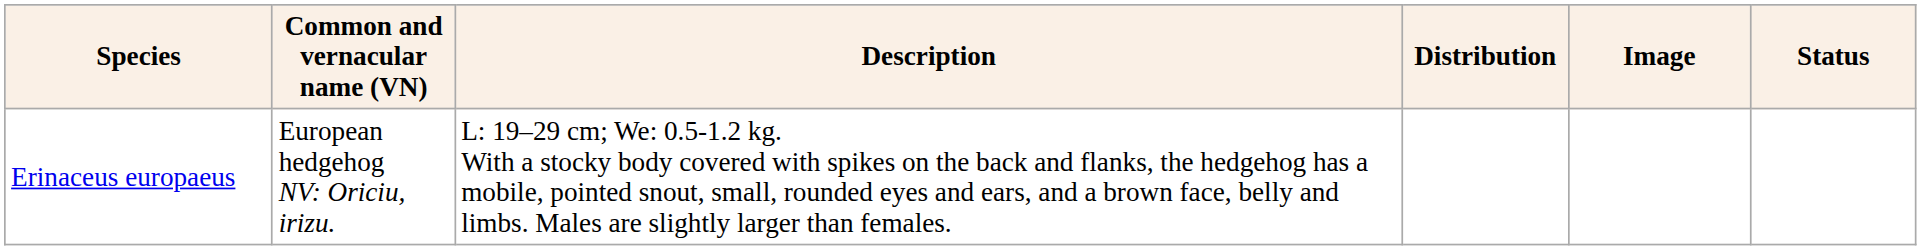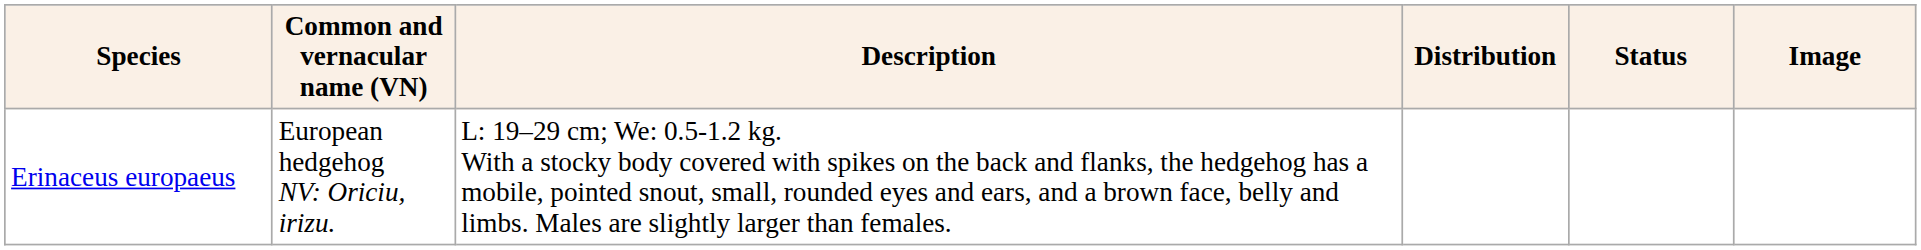columns swapped: (1833, 56) <-> (1659, 56)
